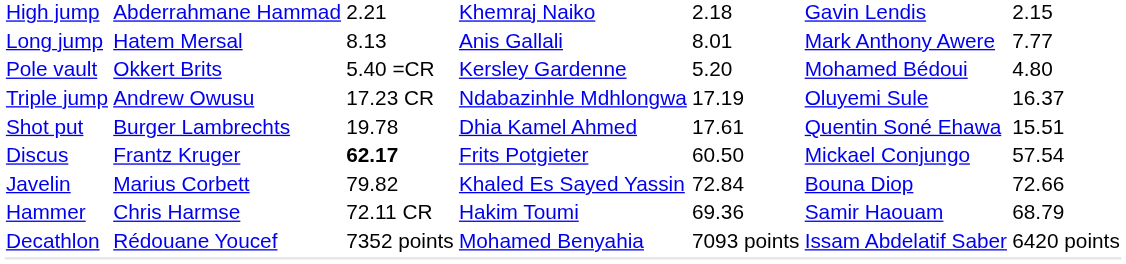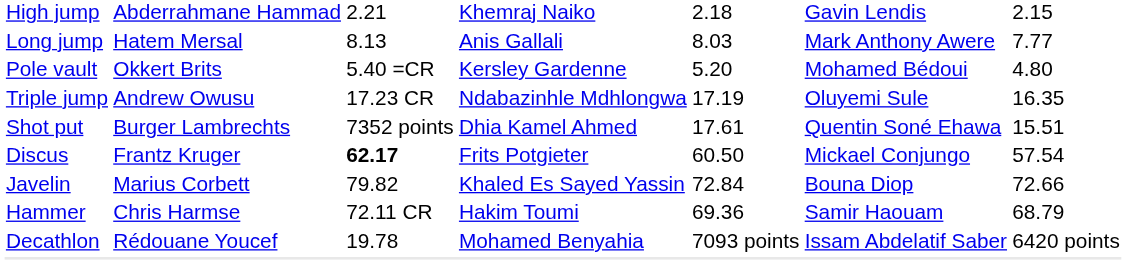(712, 41) 8.01 -> (712, 41) 8.03
(1038, 98) 16.37 -> (1038, 98) 16.35
(372, 126) 19.78 -> (400, 126) 7352 points
(400, 241) 7352 points -> (372, 241) 19.78
